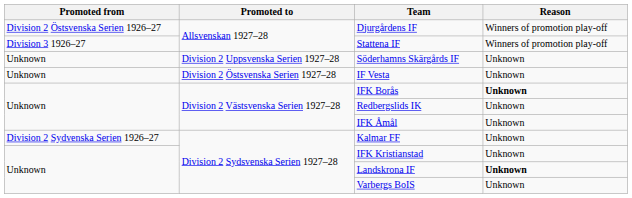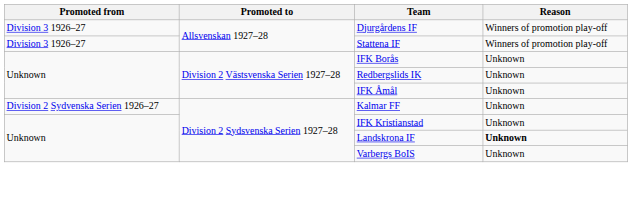(84, 28) Division 2 Östsvenska Serien 1926–27 -> (46, 28) Division 3 1926–27
- row: (408, 59)
- row: (373, 75)
(506, 91) bold -> (505, 59) normal
